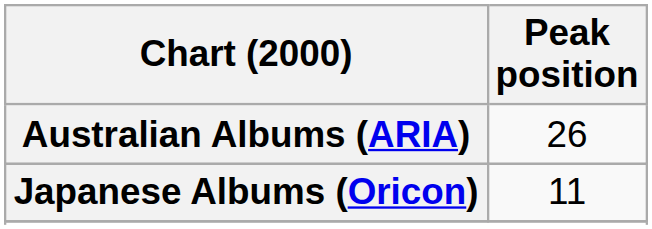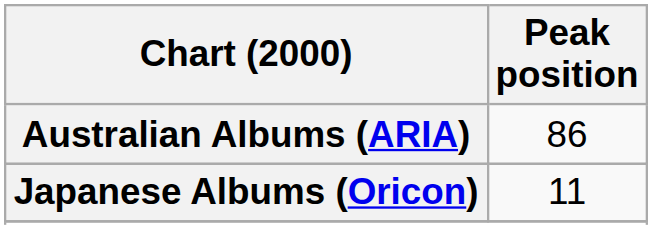(567, 133) 26 -> (567, 133) 86
